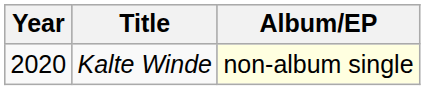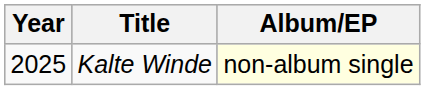(38, 63) 2020 -> (38, 63) 2025
